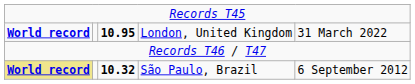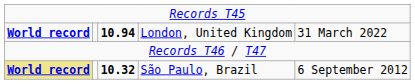(118, 32) 10.95 -> (118, 32) 10.94
